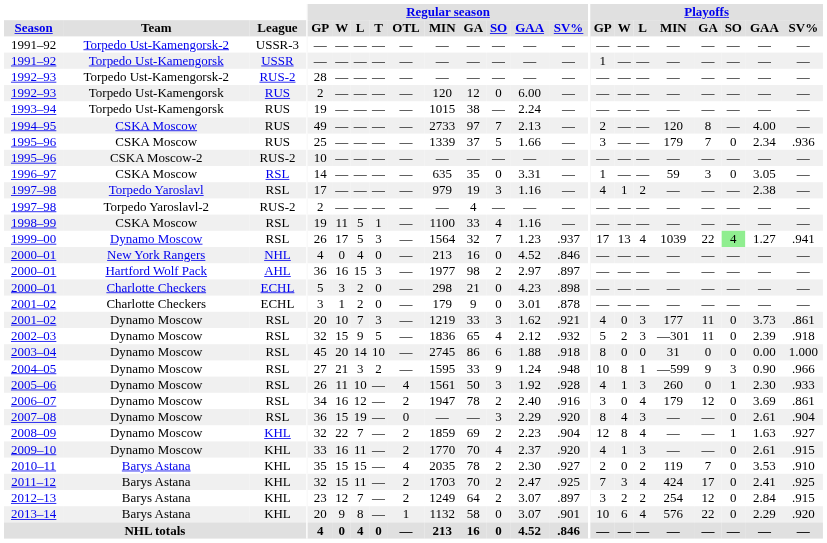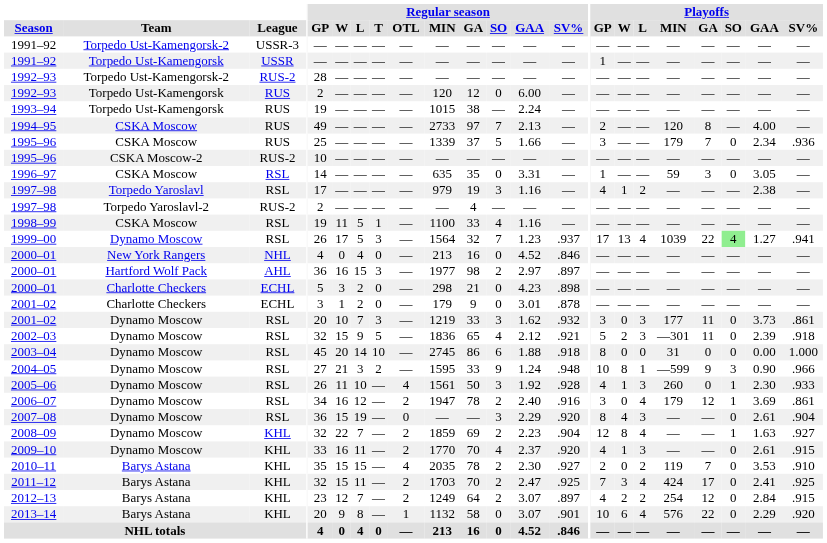(569, 319) .921 -> (569, 319) .932
(603, 319) 4 -> (603, 319) 3
(569, 336) .932 -> (569, 336) .921
(733, 400) 0 -> (733, 400) 1
(603, 498) 3 -> (603, 498) 4
